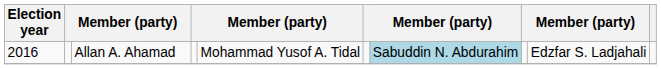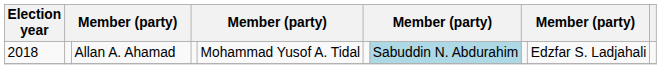(23, 52) 2016 -> (23, 52) 2018
